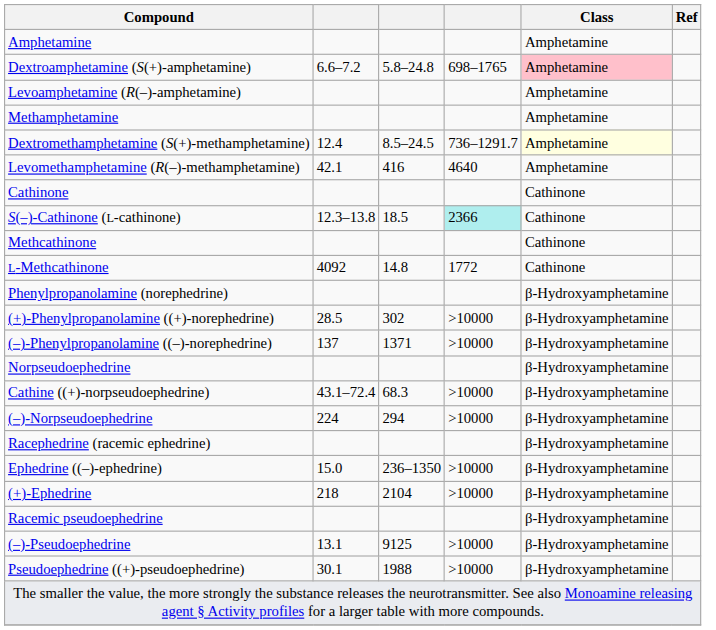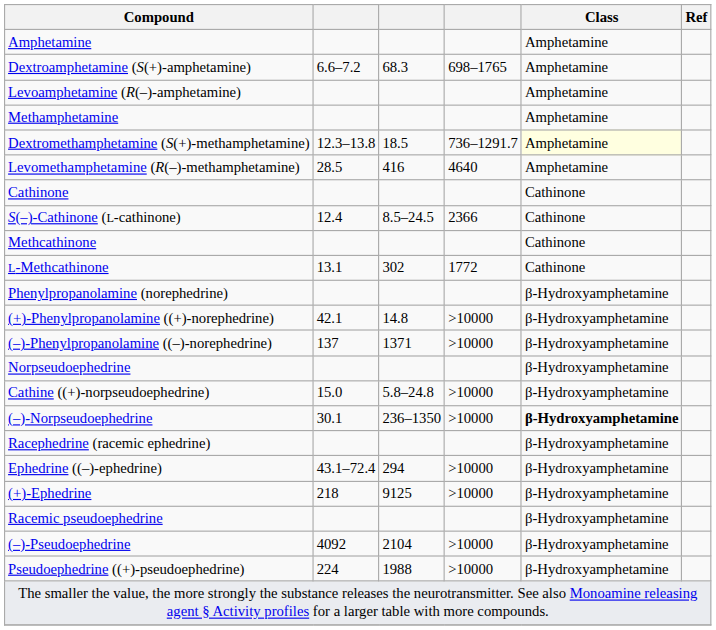(408, 67) 5.8–24.8 -> (395, 67) 68.3
(567, 67) pink background -> (567, 67) no background
(329, 142) 12.4 -> (346, 142) 12.3–13.8
(408, 142) 8.5–24.5 -> (395, 142) 18.5
(329, 167) 42.1 -> (329, 167) 28.5
(346, 217) 12.3–13.8 -> (329, 217) 12.4
(395, 217) 18.5 -> (408, 217) 8.5–24.5
(463, 217) paleturquoise background -> (463, 217) no background
(331, 267) 4092 -> (329, 267) 13.1
(395, 267) 14.8 -> (393, 267) 302
(329, 317) 28.5 -> (329, 317) 42.1
(393, 317) 302 -> (395, 317) 14.8
(346, 393) 43.1–72.4 -> (329, 393) 15.0
(395, 393) 68.3 -> (408, 393) 5.8–24.8
(328, 418) 224 -> (329, 418) 30.1
(393, 418) 294 -> (412, 418) 236–1350
(597, 418) normal -> (602, 418) bold
(329, 468) 15.0 -> (346, 468) 43.1–72.4
(412, 468) 236–1350 -> (393, 468) 294
(397, 493) 2104 -> (397, 493) 9125
(329, 543) 13.1 -> (331, 543) 4092
(397, 543) 9125 -> (397, 543) 2104
(329, 568) 30.1 -> (328, 568) 224
